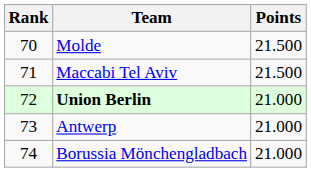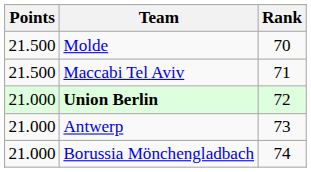columns swapped: (28, 18) <-> (278, 18)
